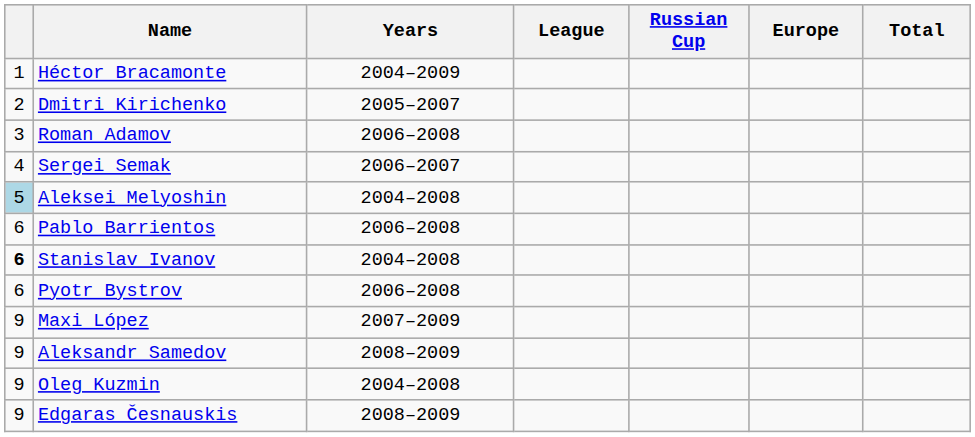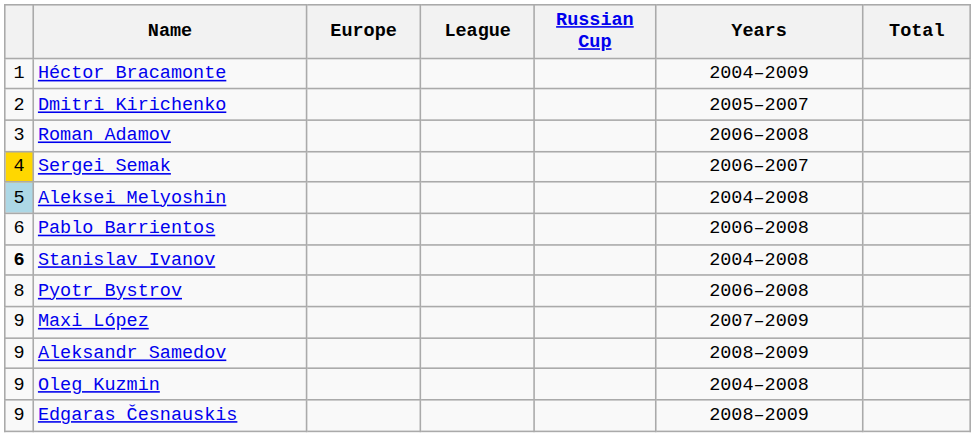columns swapped: (410, 31) <-> (806, 31)
(19, 166) no background -> (19, 166) gold background
(19, 291) 6 -> (19, 291) 8
